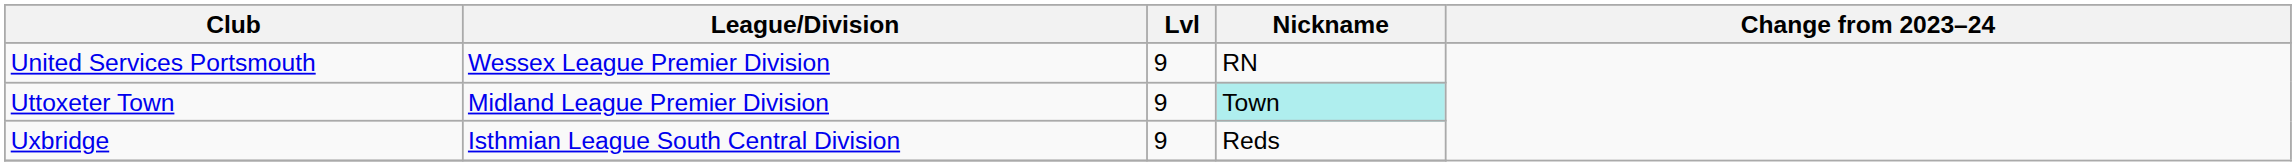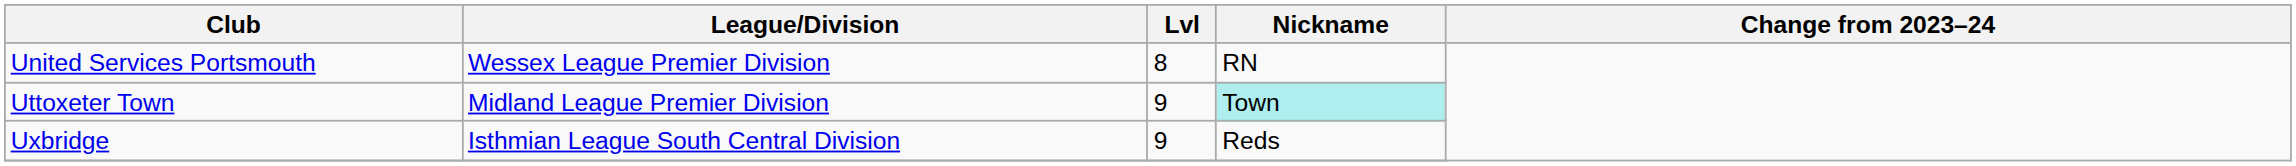(1161, 63) 9 -> (1161, 63) 8
